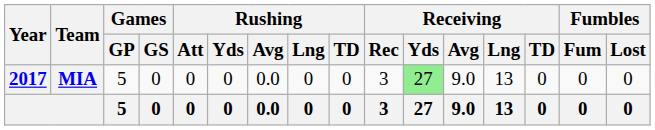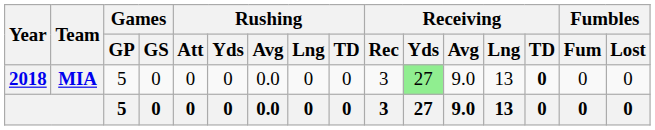(28, 79) 2017 -> (28, 79) 2018
(542, 79) normal -> (542, 79) bold
